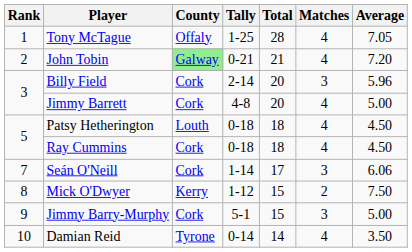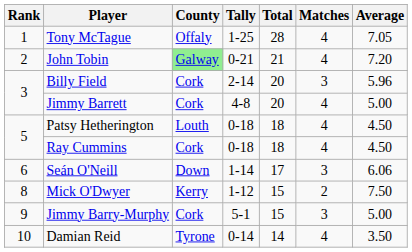(24, 170) 7 -> (24, 170) 6
(189, 170) Cork -> (193, 170) Down
